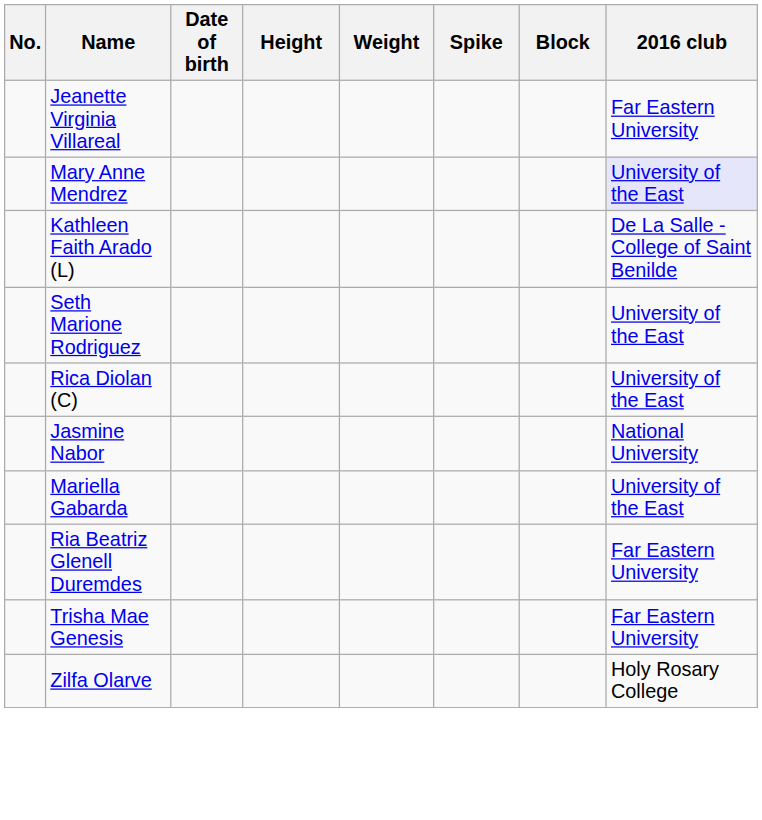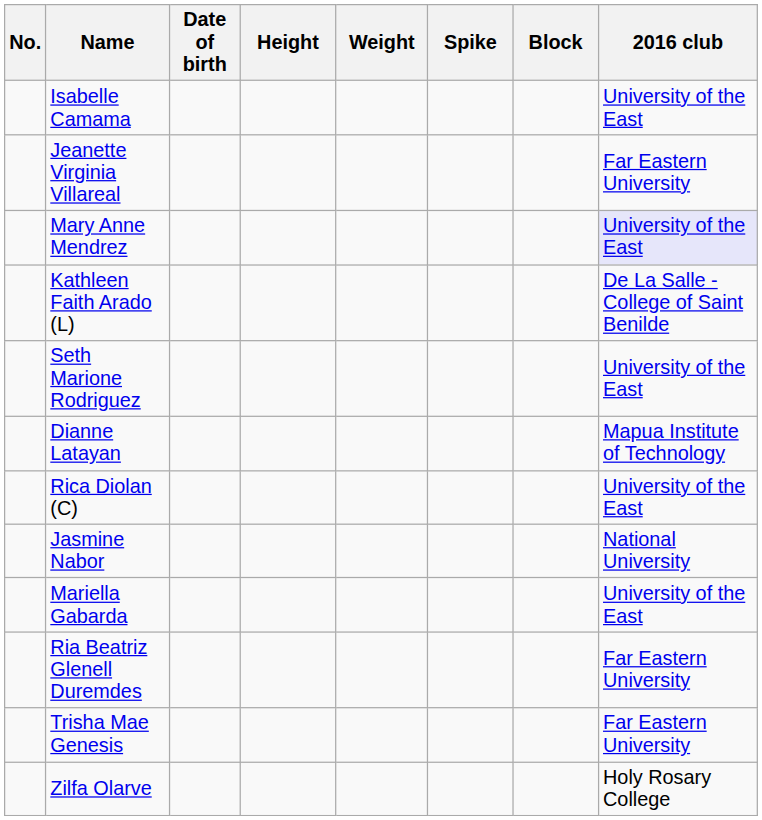+ row: (91, 107)
+ row: (86, 443)
